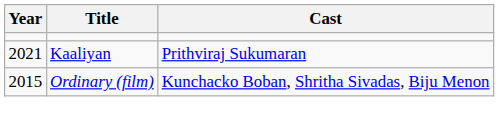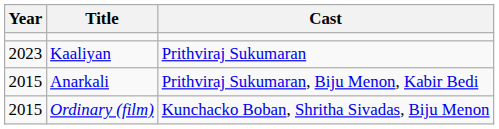(25, 54) 2021 -> (25, 54) 2023
+ row: (80, 82)
